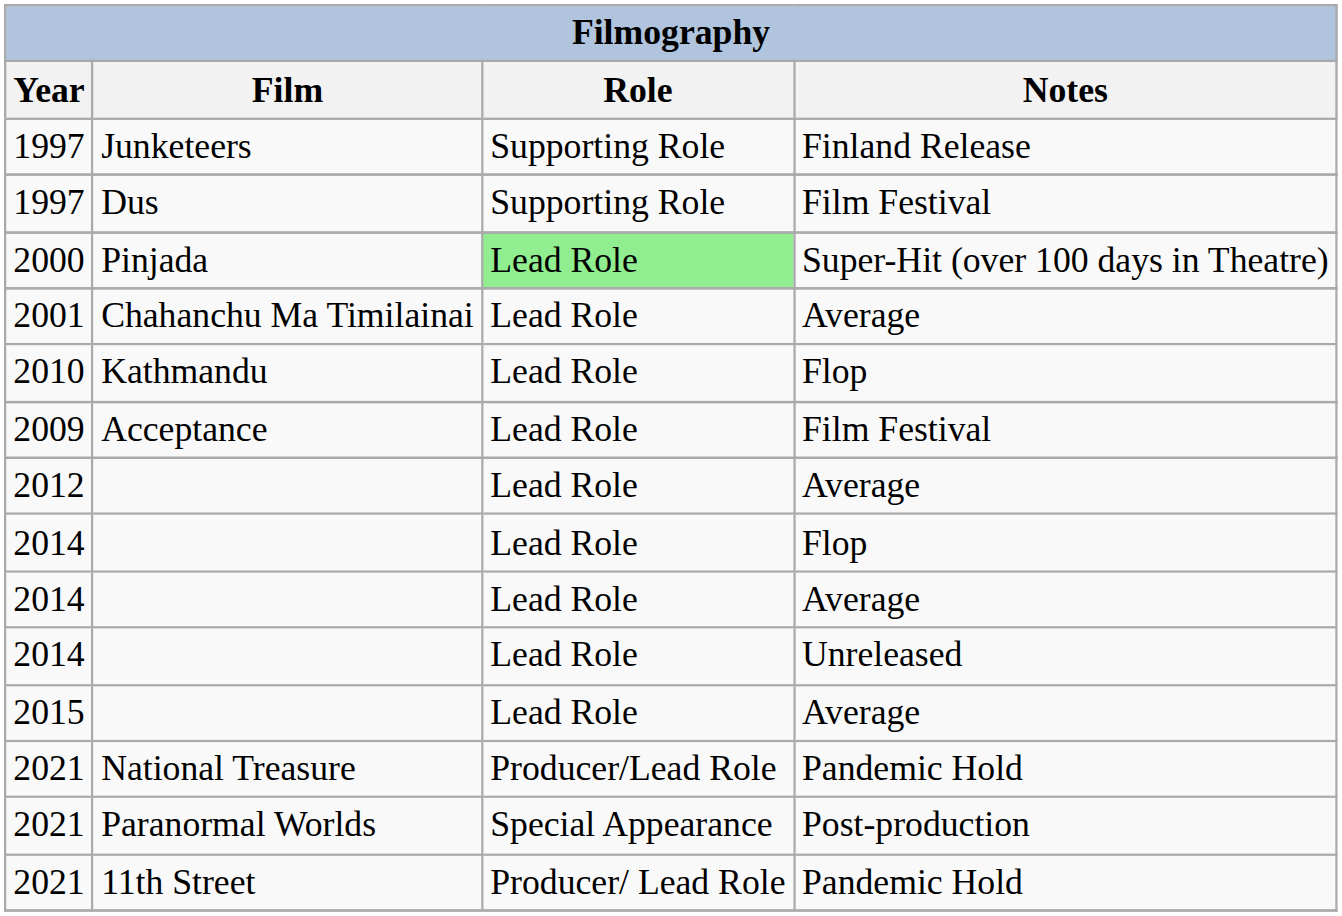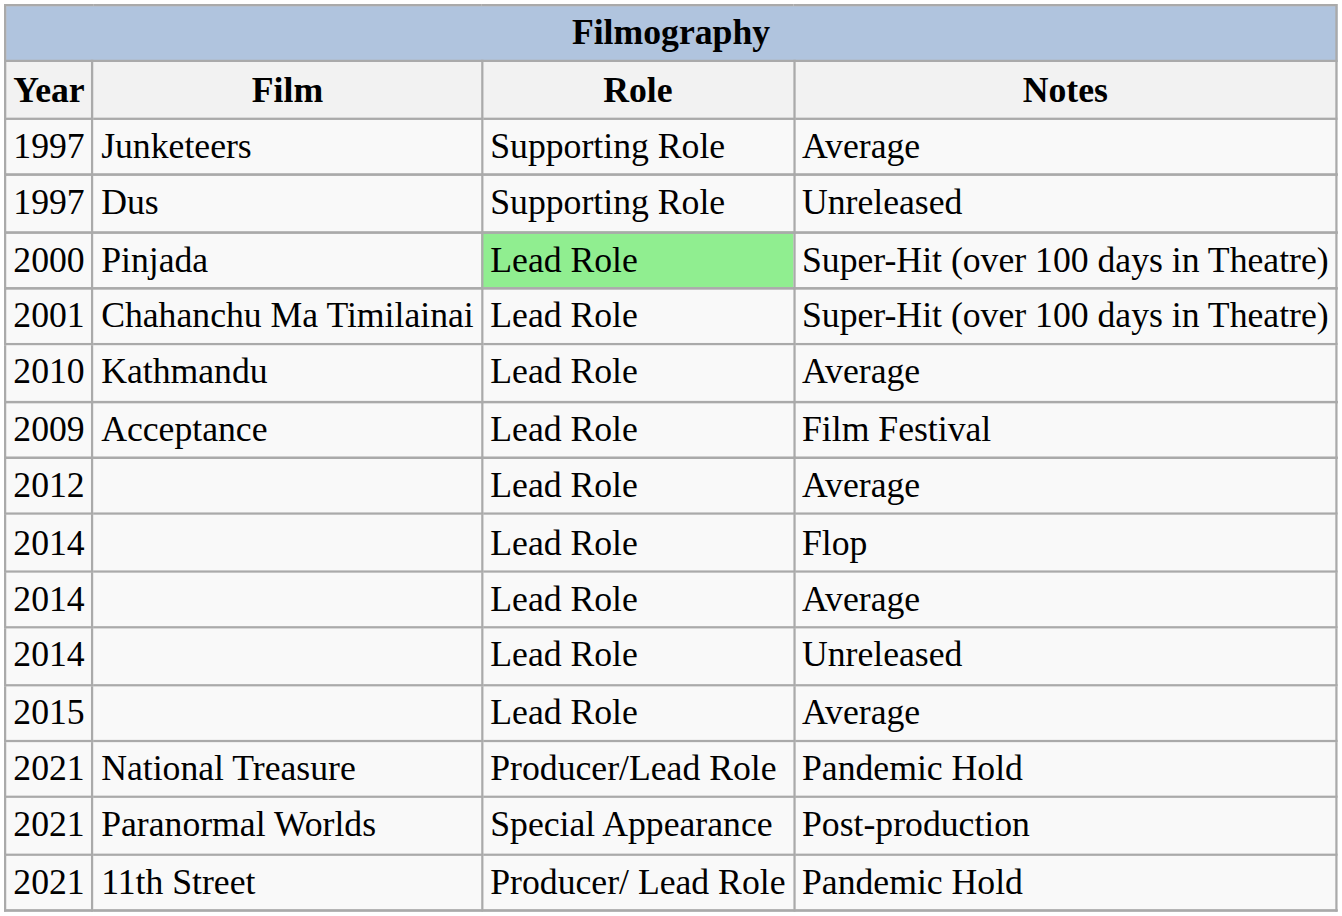(916, 145) Finland Release -> (861, 145) Average
(897, 202) Film Festival -> (882, 202) Unreleased
(861, 315) Average -> (1065, 315) Super-Hit (over 100 days in Theatre)
(835, 372) Flop -> (861, 372) Average
